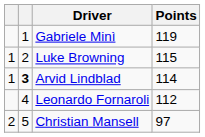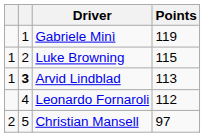(166, 78) 114 -> (166, 78) 113
